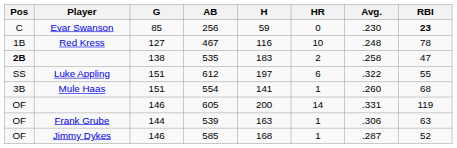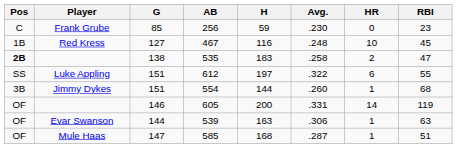columns swapped: (372, 12) <-> (318, 12)
(82, 27) Evar Swanson -> (82, 27) Frank Grube
(425, 27) bold -> (425, 27) normal
(425, 43) 78 -> (425, 43) 45
(82, 89) Mule Haas -> (82, 89) Jimmy Dykes
(264, 89) 141 -> (264, 89) 144
(82, 120) Frank Grube -> (82, 120) Evar Swanson
(82, 136) Jimmy Dykes -> (82, 136) Mule Haas
(157, 136) 146 -> (157, 136) 147
(425, 136) 52 -> (425, 136) 51
